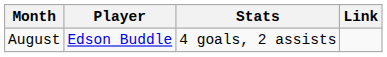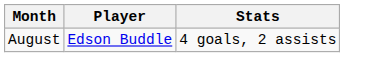- column: (361, 16)
